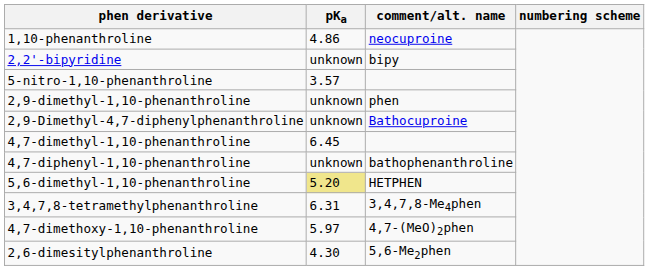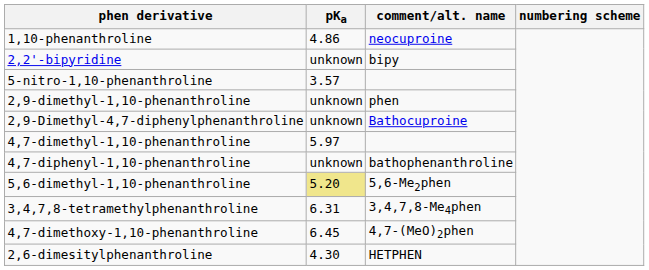(325, 142) 6.45 -> (325, 142) 5.97
(395, 183) HETPHEN -> (410, 184) 5,6-Me2phen
(325, 229) 5.97 -> (325, 232) 6.45
(410, 253) 5,6-Me2phen -> (395, 255) HETPHEN
